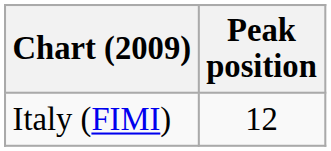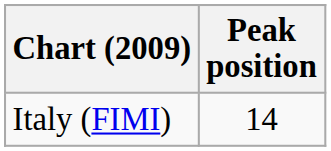(262, 118) 12 -> (262, 118) 14
